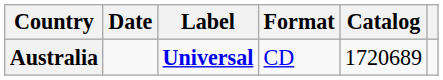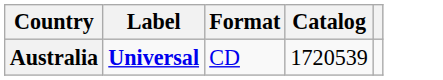- column: (130, 22)
(383, 57) 1720689 -> (329, 57) 1720539
